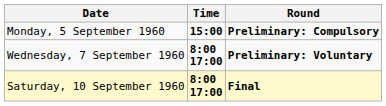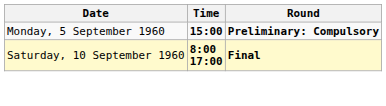- row: (96, 55)
